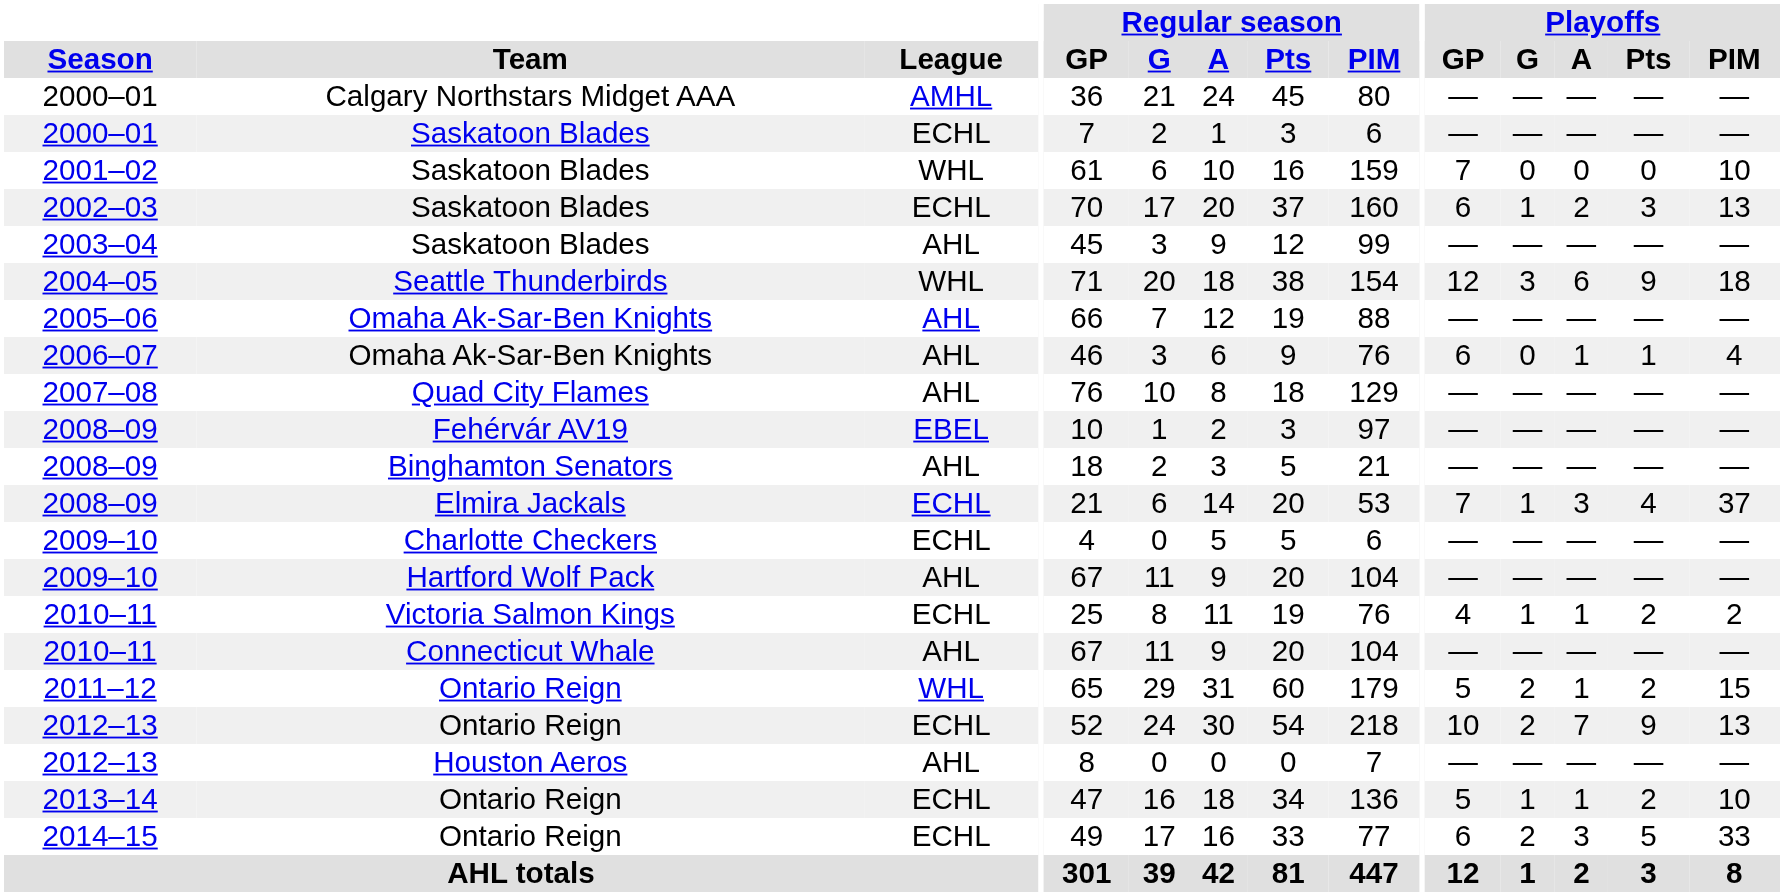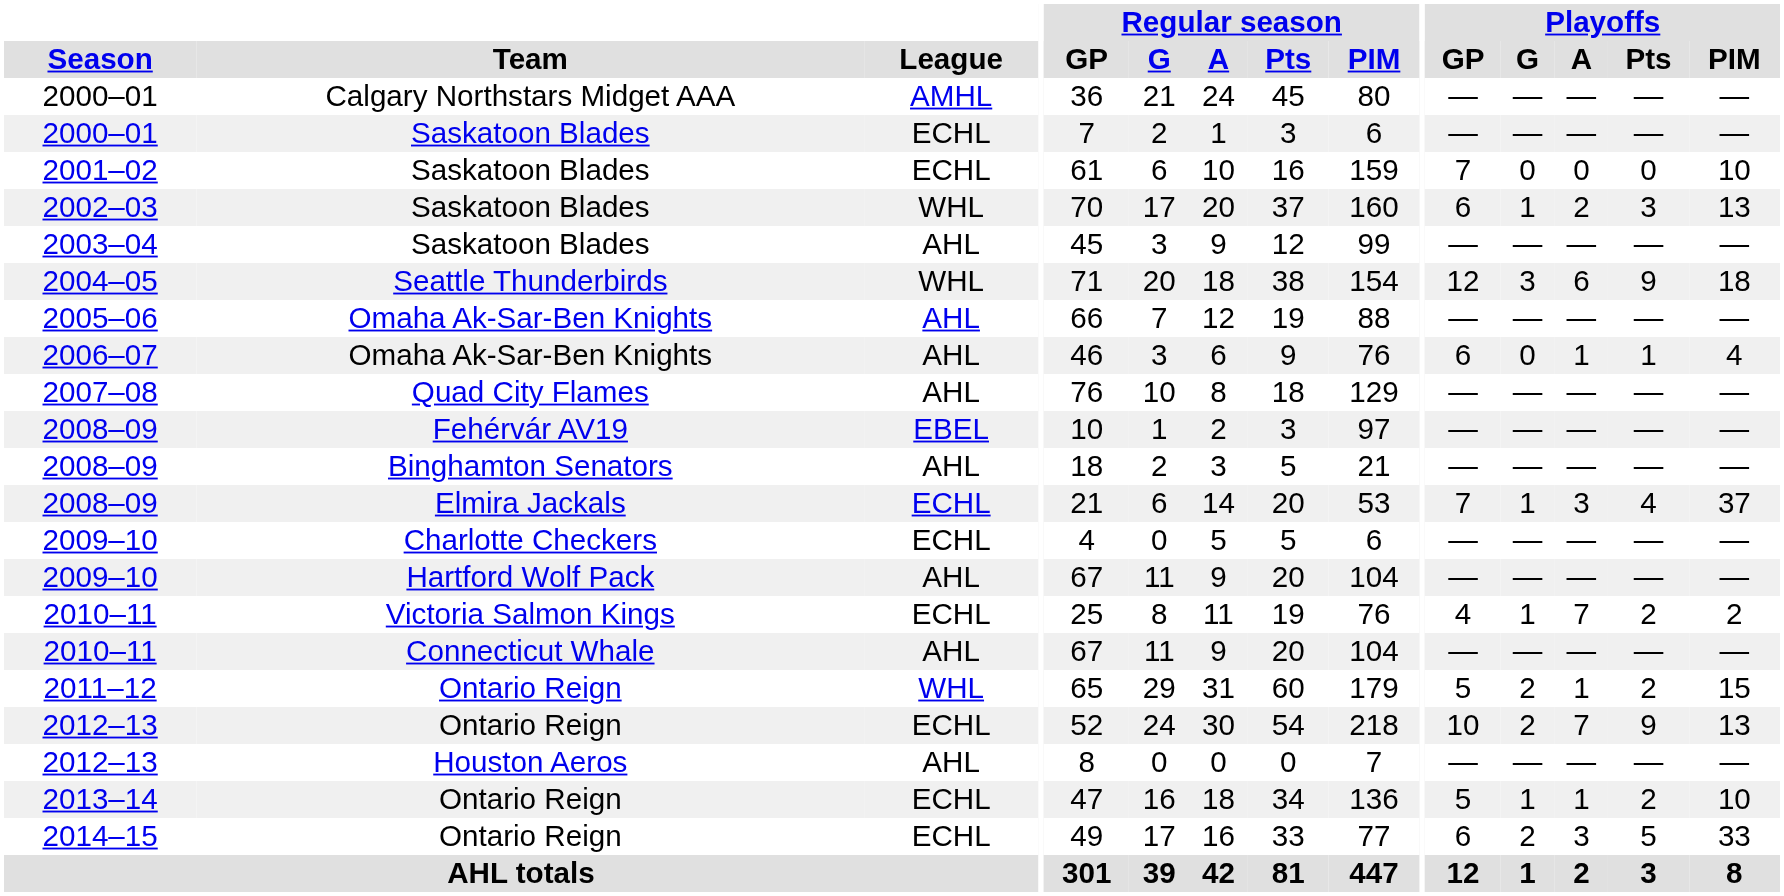(951, 170) WHL -> (951, 170) ECHL
(951, 207) ECHL -> (951, 207) WHL
(1581, 614) 1 -> (1581, 614) 7
